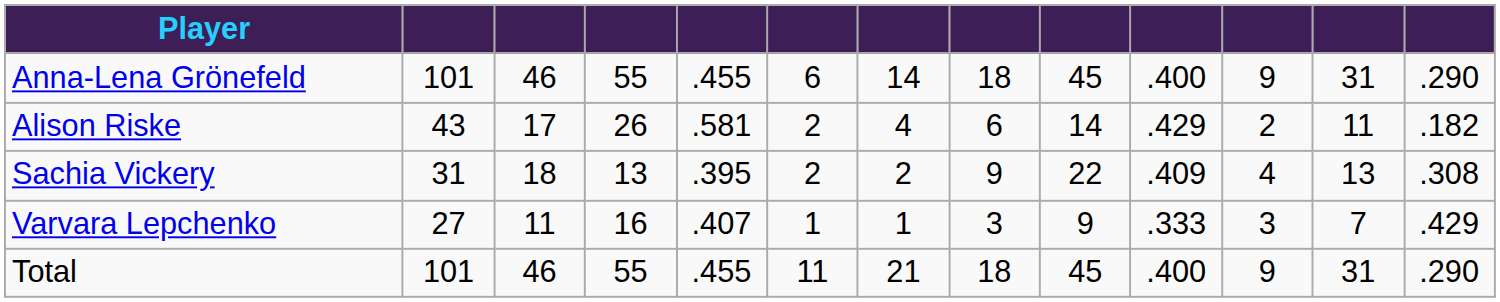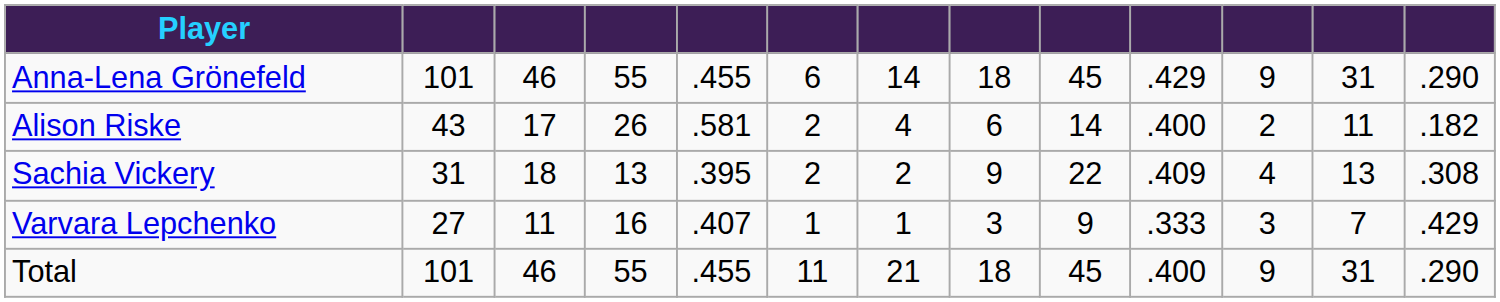(1176, 77) .400 -> (1176, 77) .429
(1176, 126) .429 -> (1176, 126) .400
